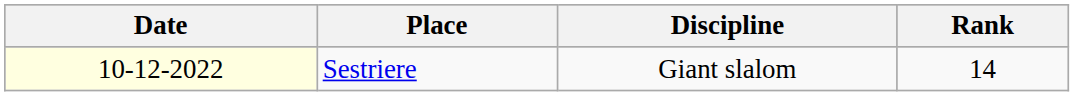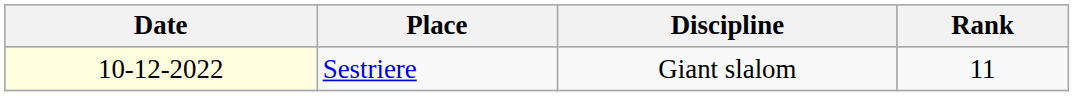(983, 68) 14 -> (983, 68) 11
